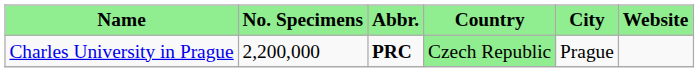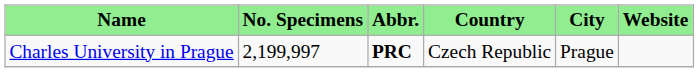(281, 50) 2,200,000 -> (281, 50) 2,199,997
(490, 50) lightgreen background -> (490, 50) no background
